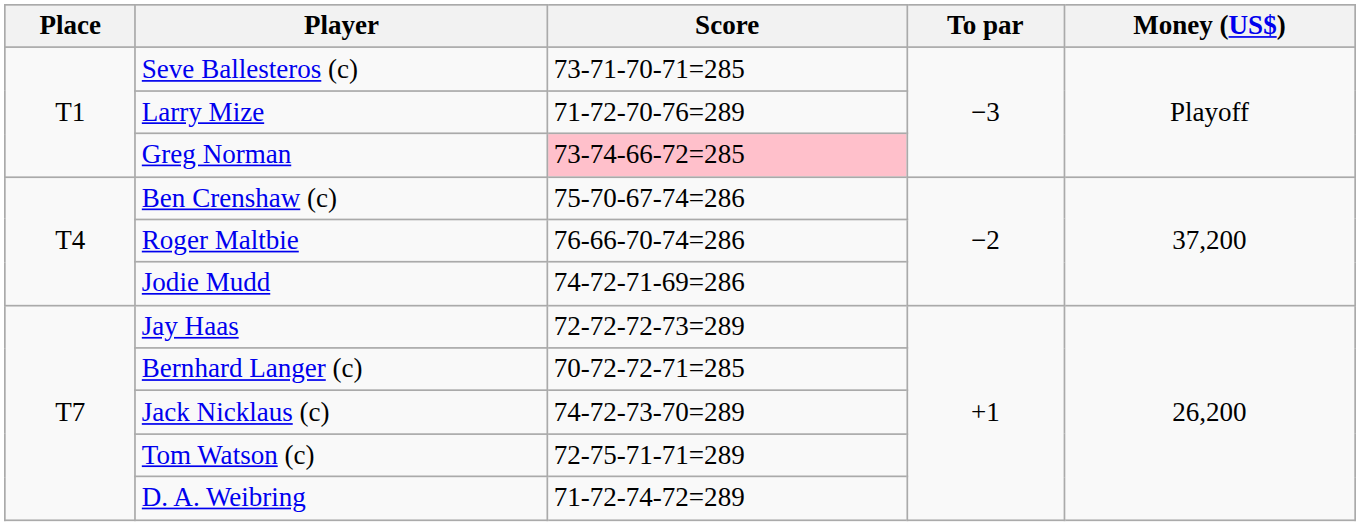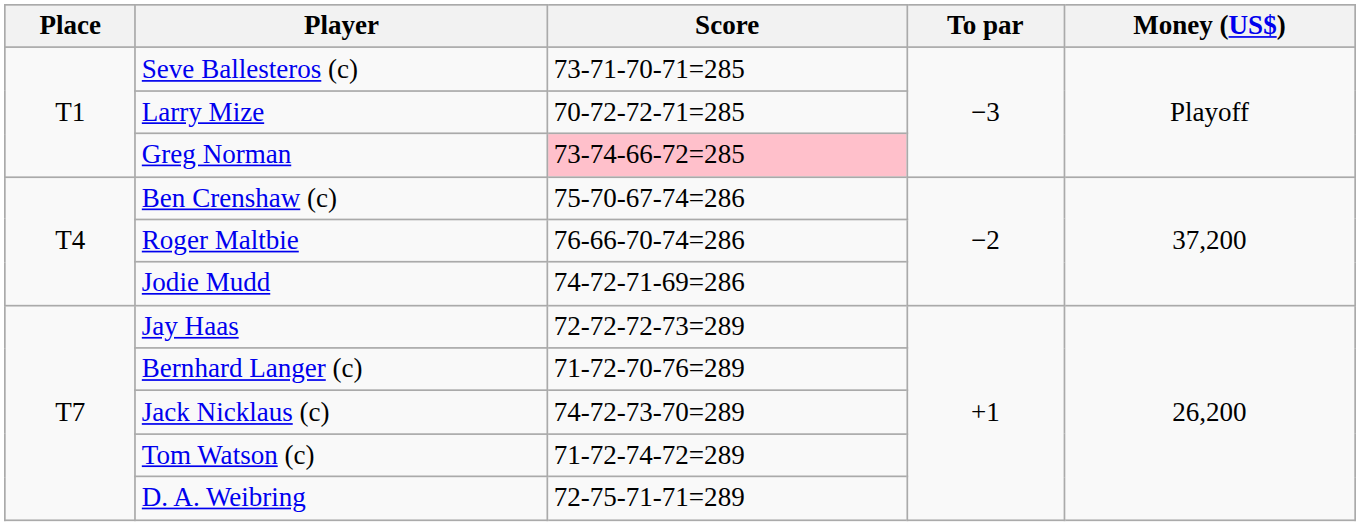(649, 111) 71-72-70-76=289 -> (649, 111) 70-72-72-71=285
(649, 369) 70-72-72-71=285 -> (649, 369) 71-72-70-76=289
(649, 454) 72-75-71-71=289 -> (649, 454) 71-72-74-72=289
(649, 497) 71-72-74-72=289 -> (649, 497) 72-75-71-71=289
